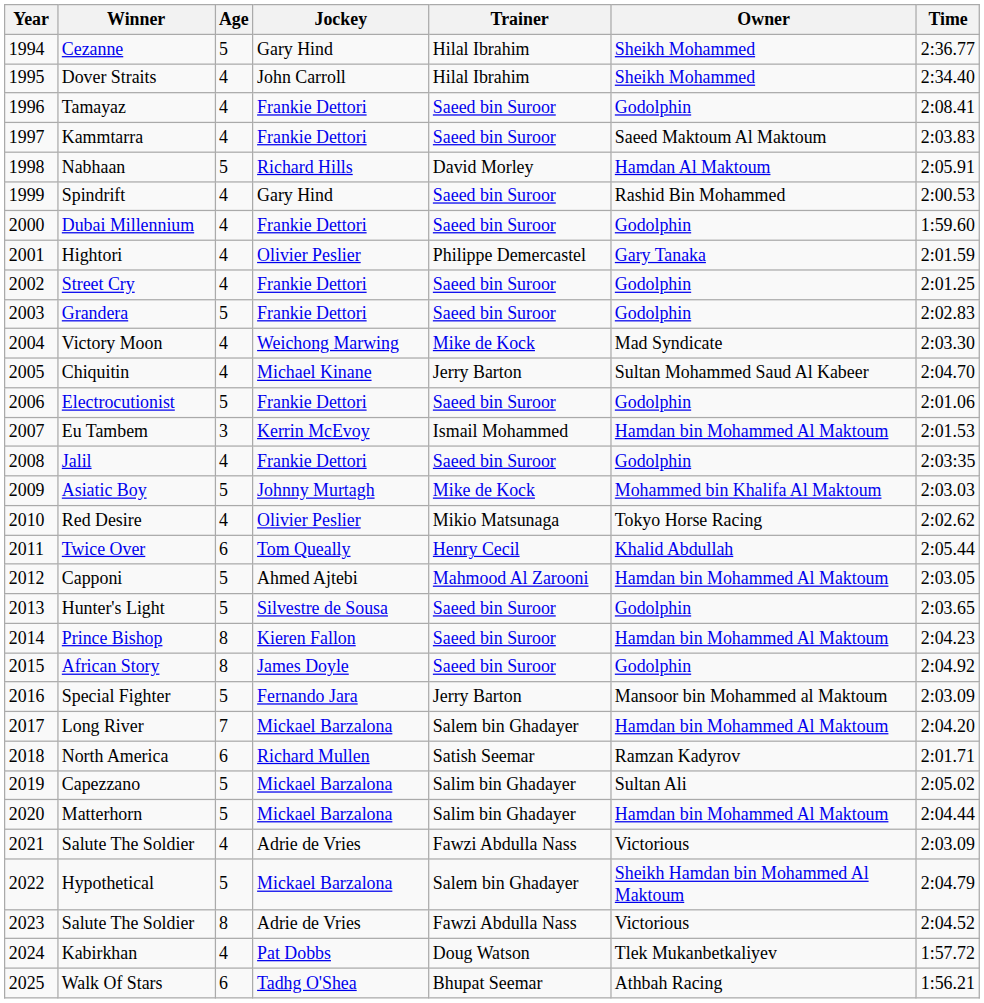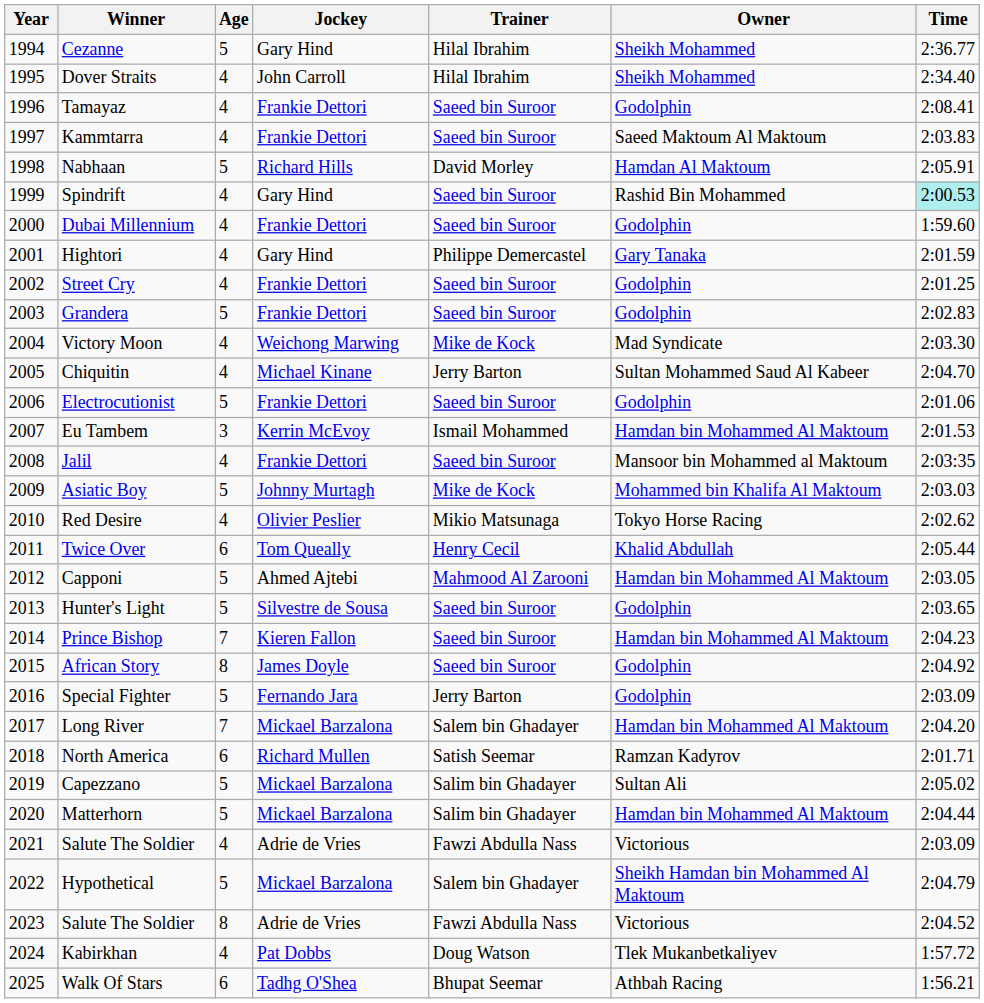(948, 196) no background -> (948, 196) paleturquoise background
(309, 255) Olivier Peslier -> (295, 255) Gary Hind
(653, 461) Godolphin -> (751, 461) Mansoor bin Mohammed al Maktoum
(223, 638) 8 -> (223, 638) 7
(751, 696) Mansoor bin Mohammed al Maktoum -> (653, 696) Godolphin
